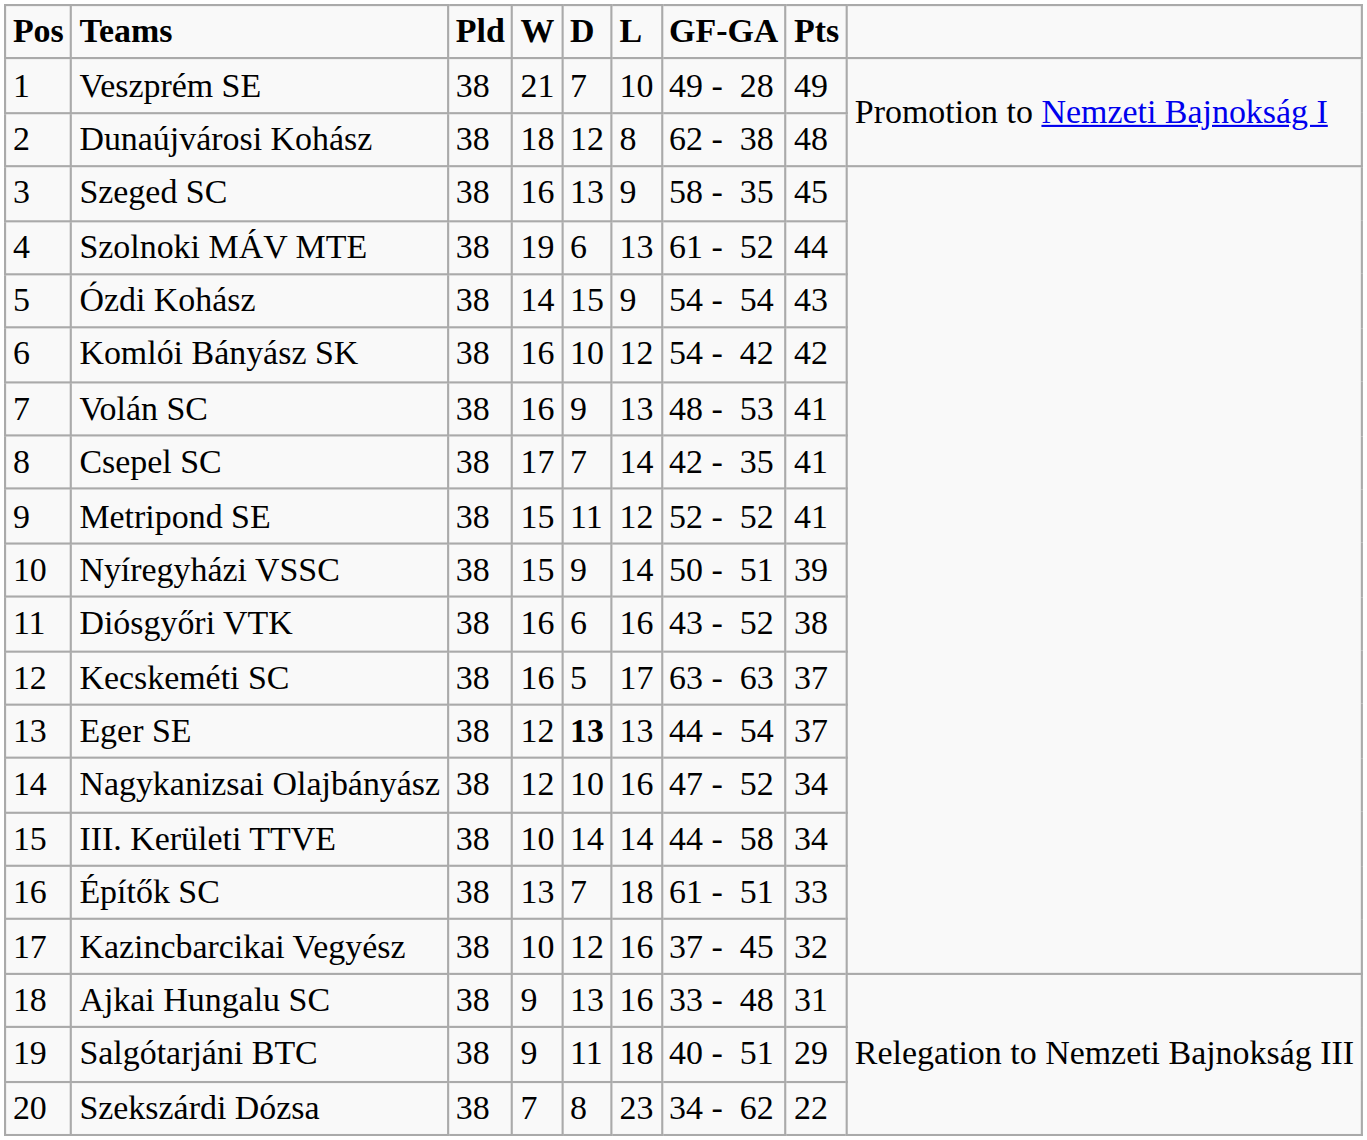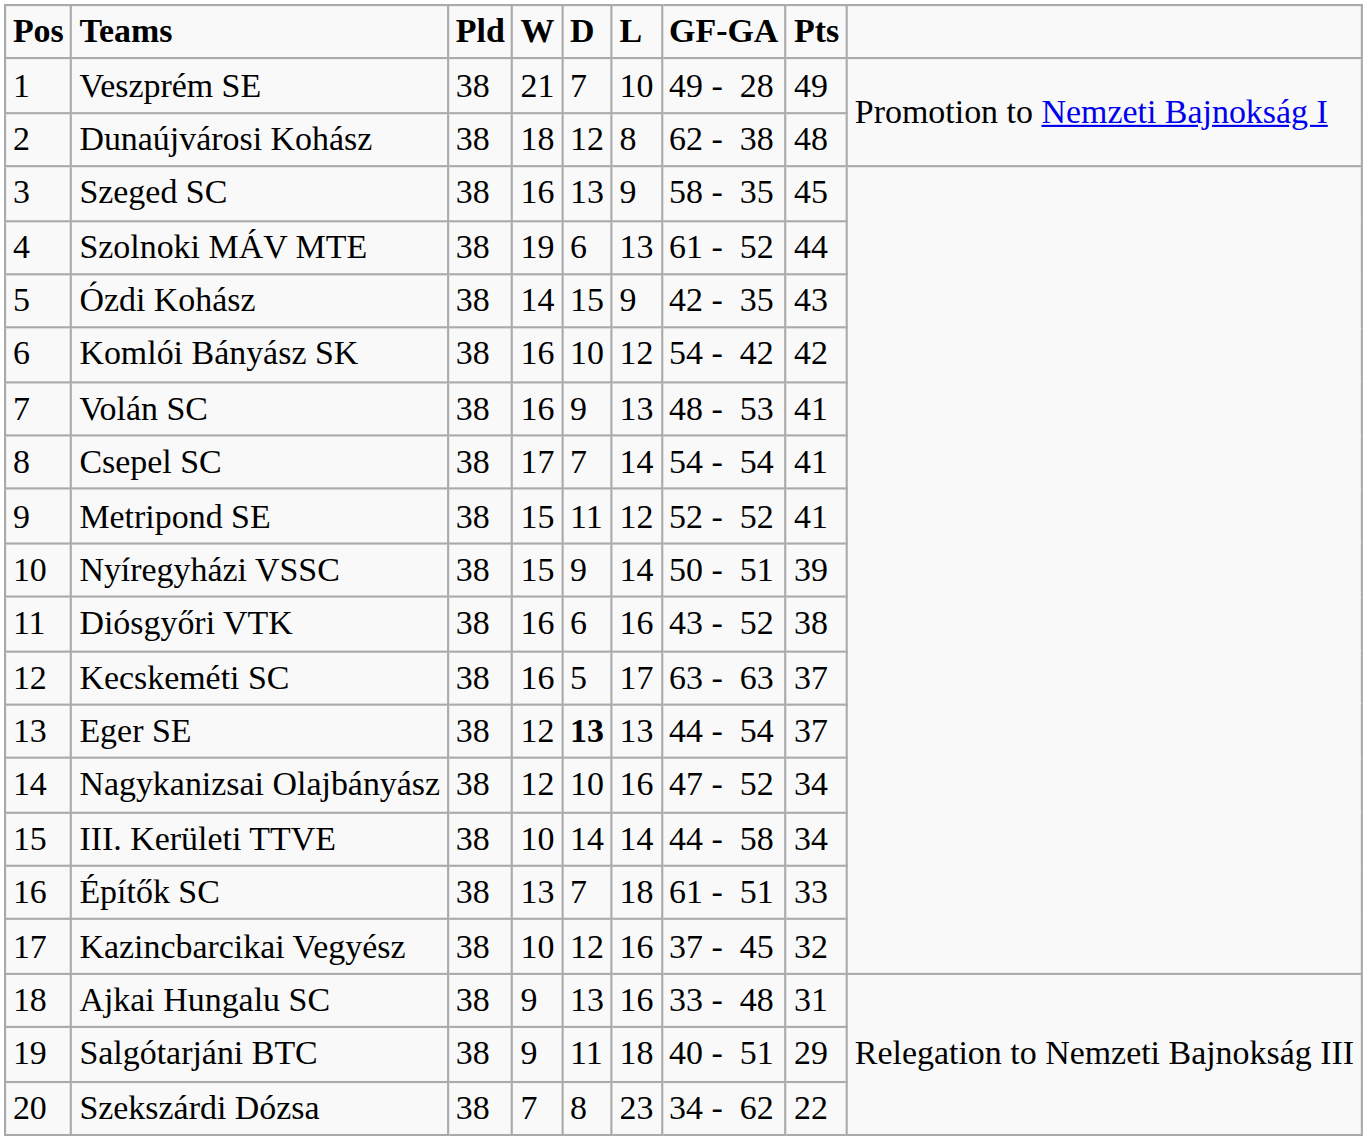(721, 300) 54 - 54 -> (721, 300) 42 - 35
(721, 461) 42 - 35 -> (721, 461) 54 - 54
